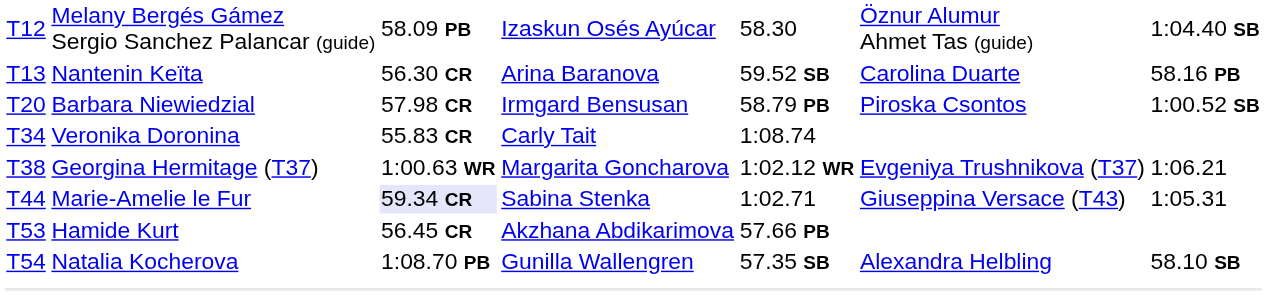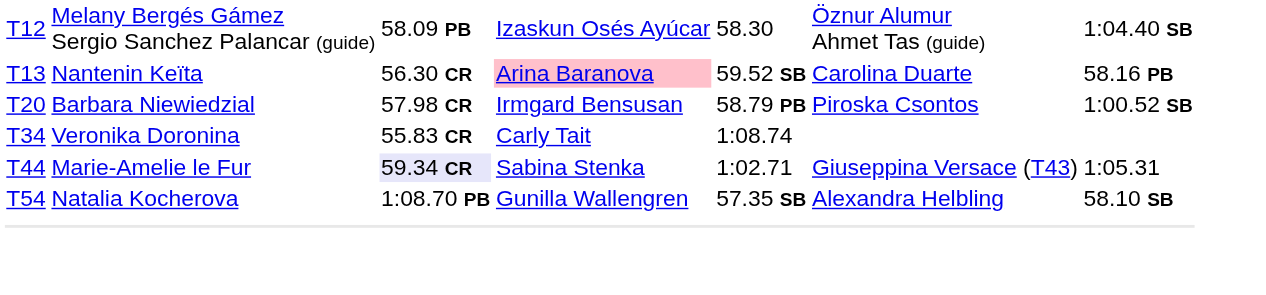(580, 73) no background -> (575, 73) pink background
- row: (26, 167)
- row: (26, 230)
